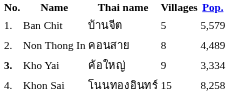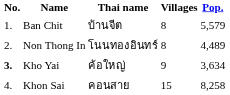(163, 25) 5 -> (163, 25) 8
(109, 45) คอนสาย -> (123, 45) โนนทองอินทร์
(213, 65) 3,334 -> (213, 65) 3,634
(123, 85) โนนทองอินทร์ -> (109, 85) คอนสาย
